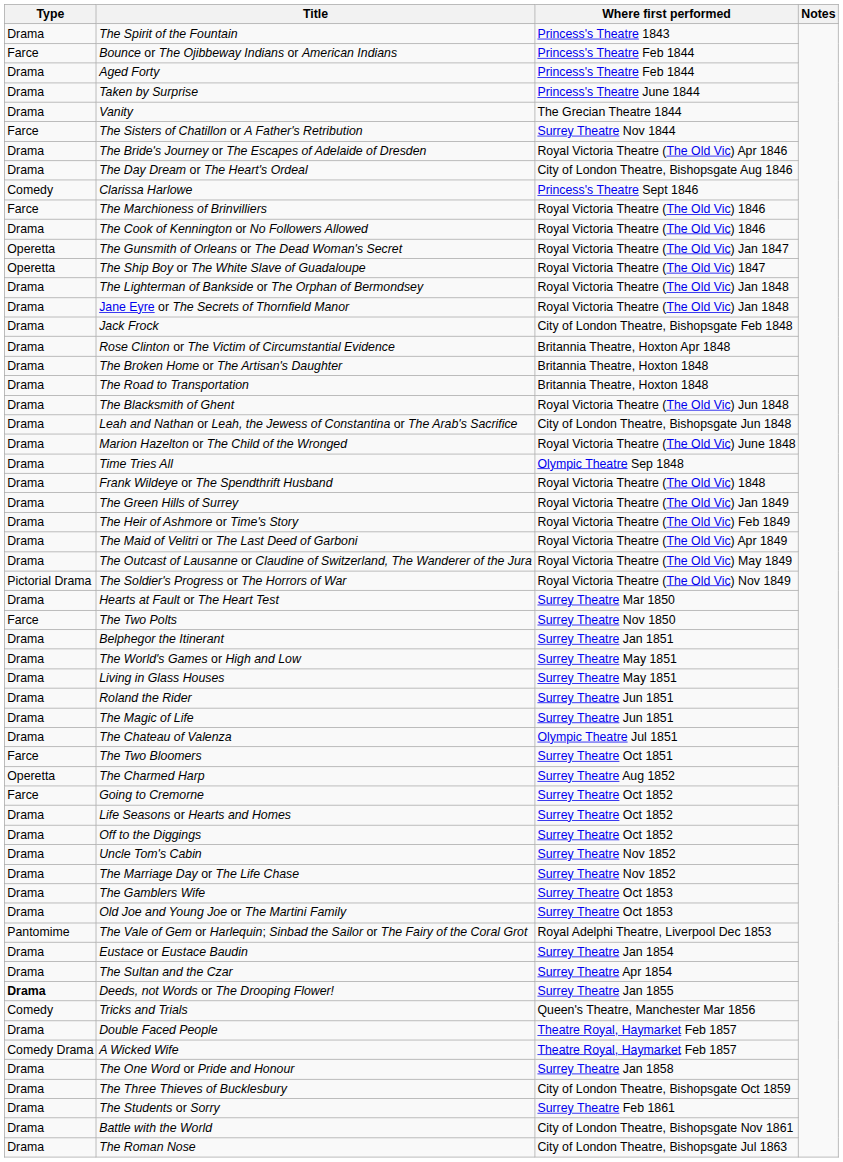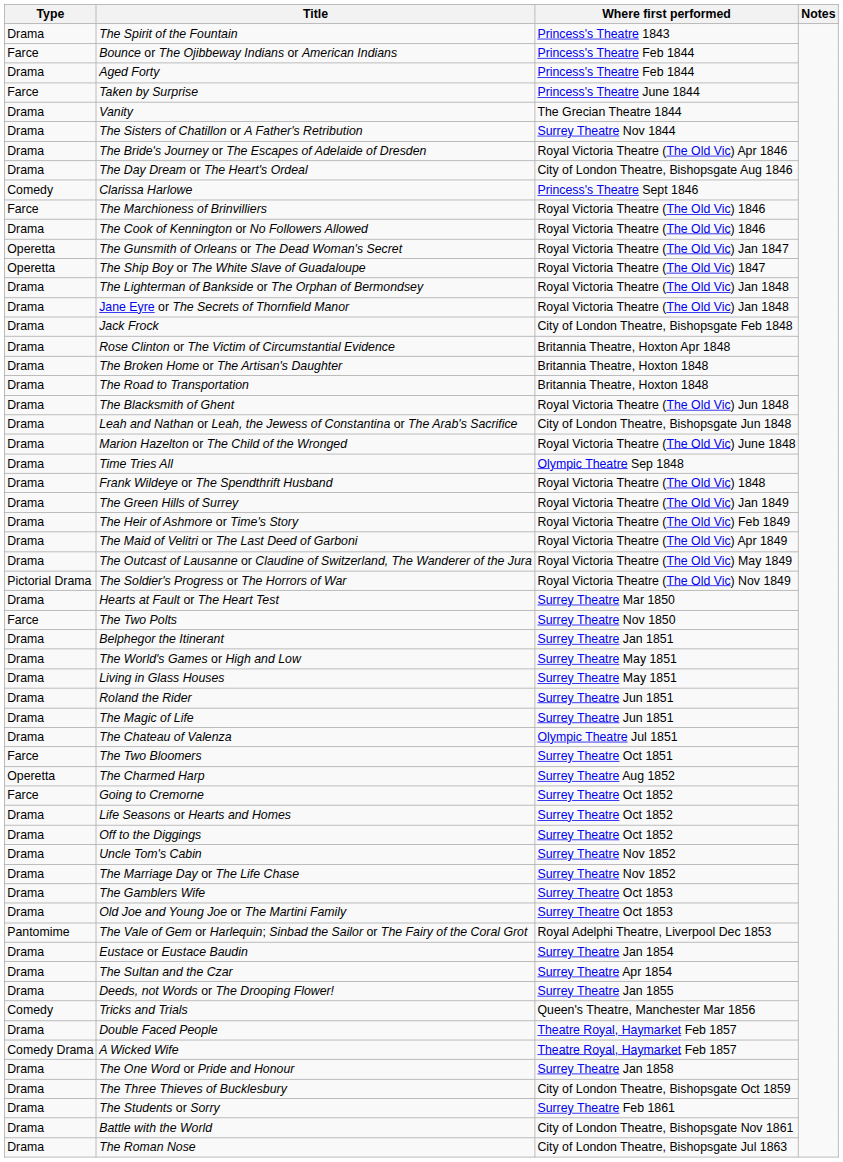(26, 92) Drama -> (23, 92) Farce
(23, 131) Farce -> (26, 131) Drama
(26, 991) bold -> (26, 991) normal
